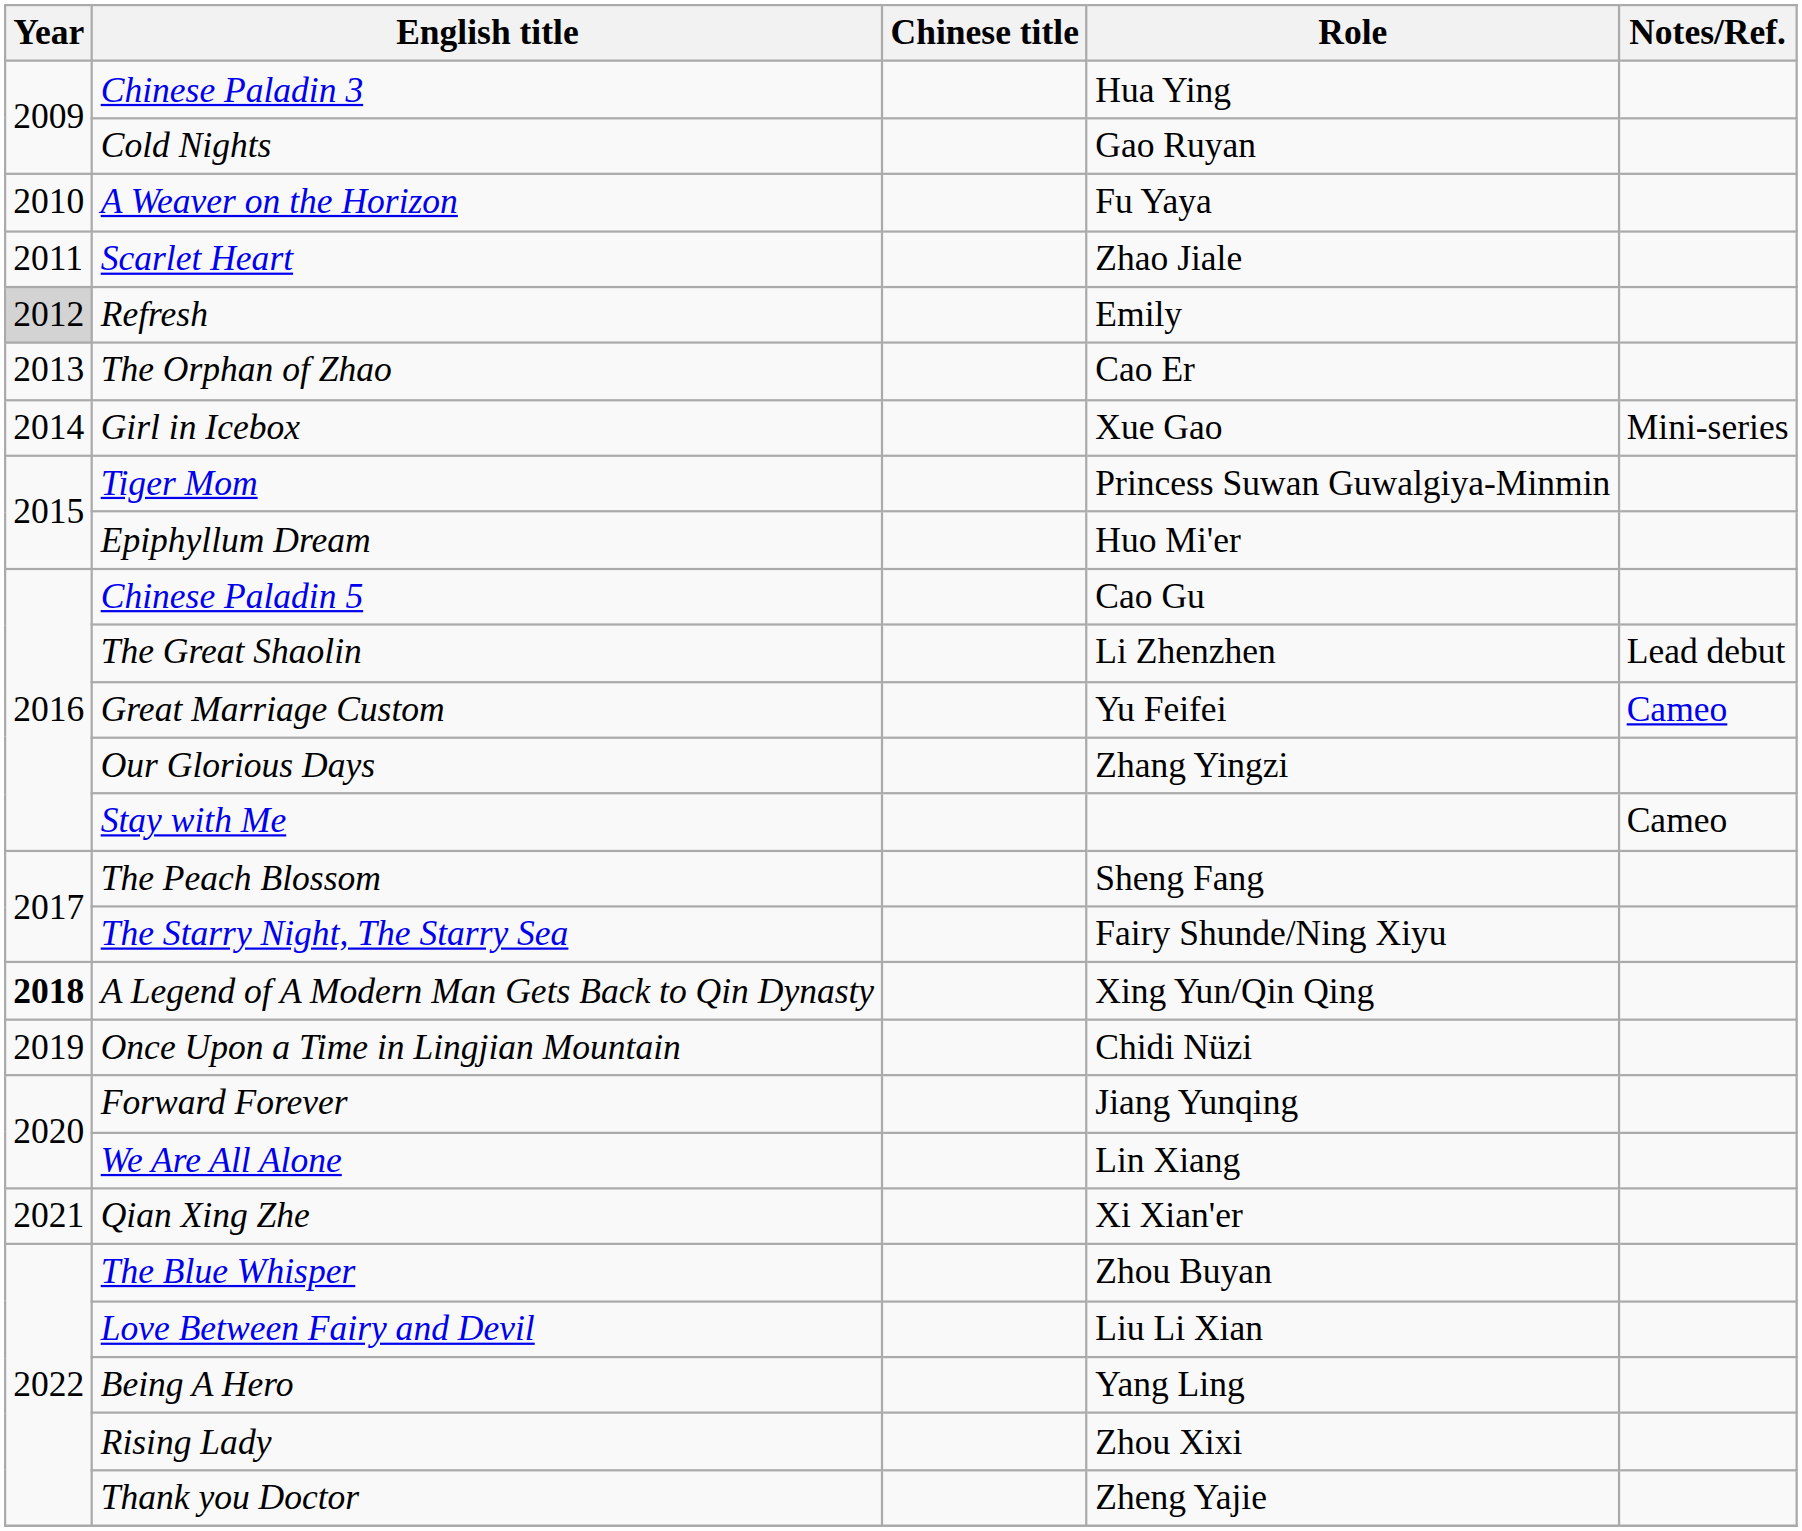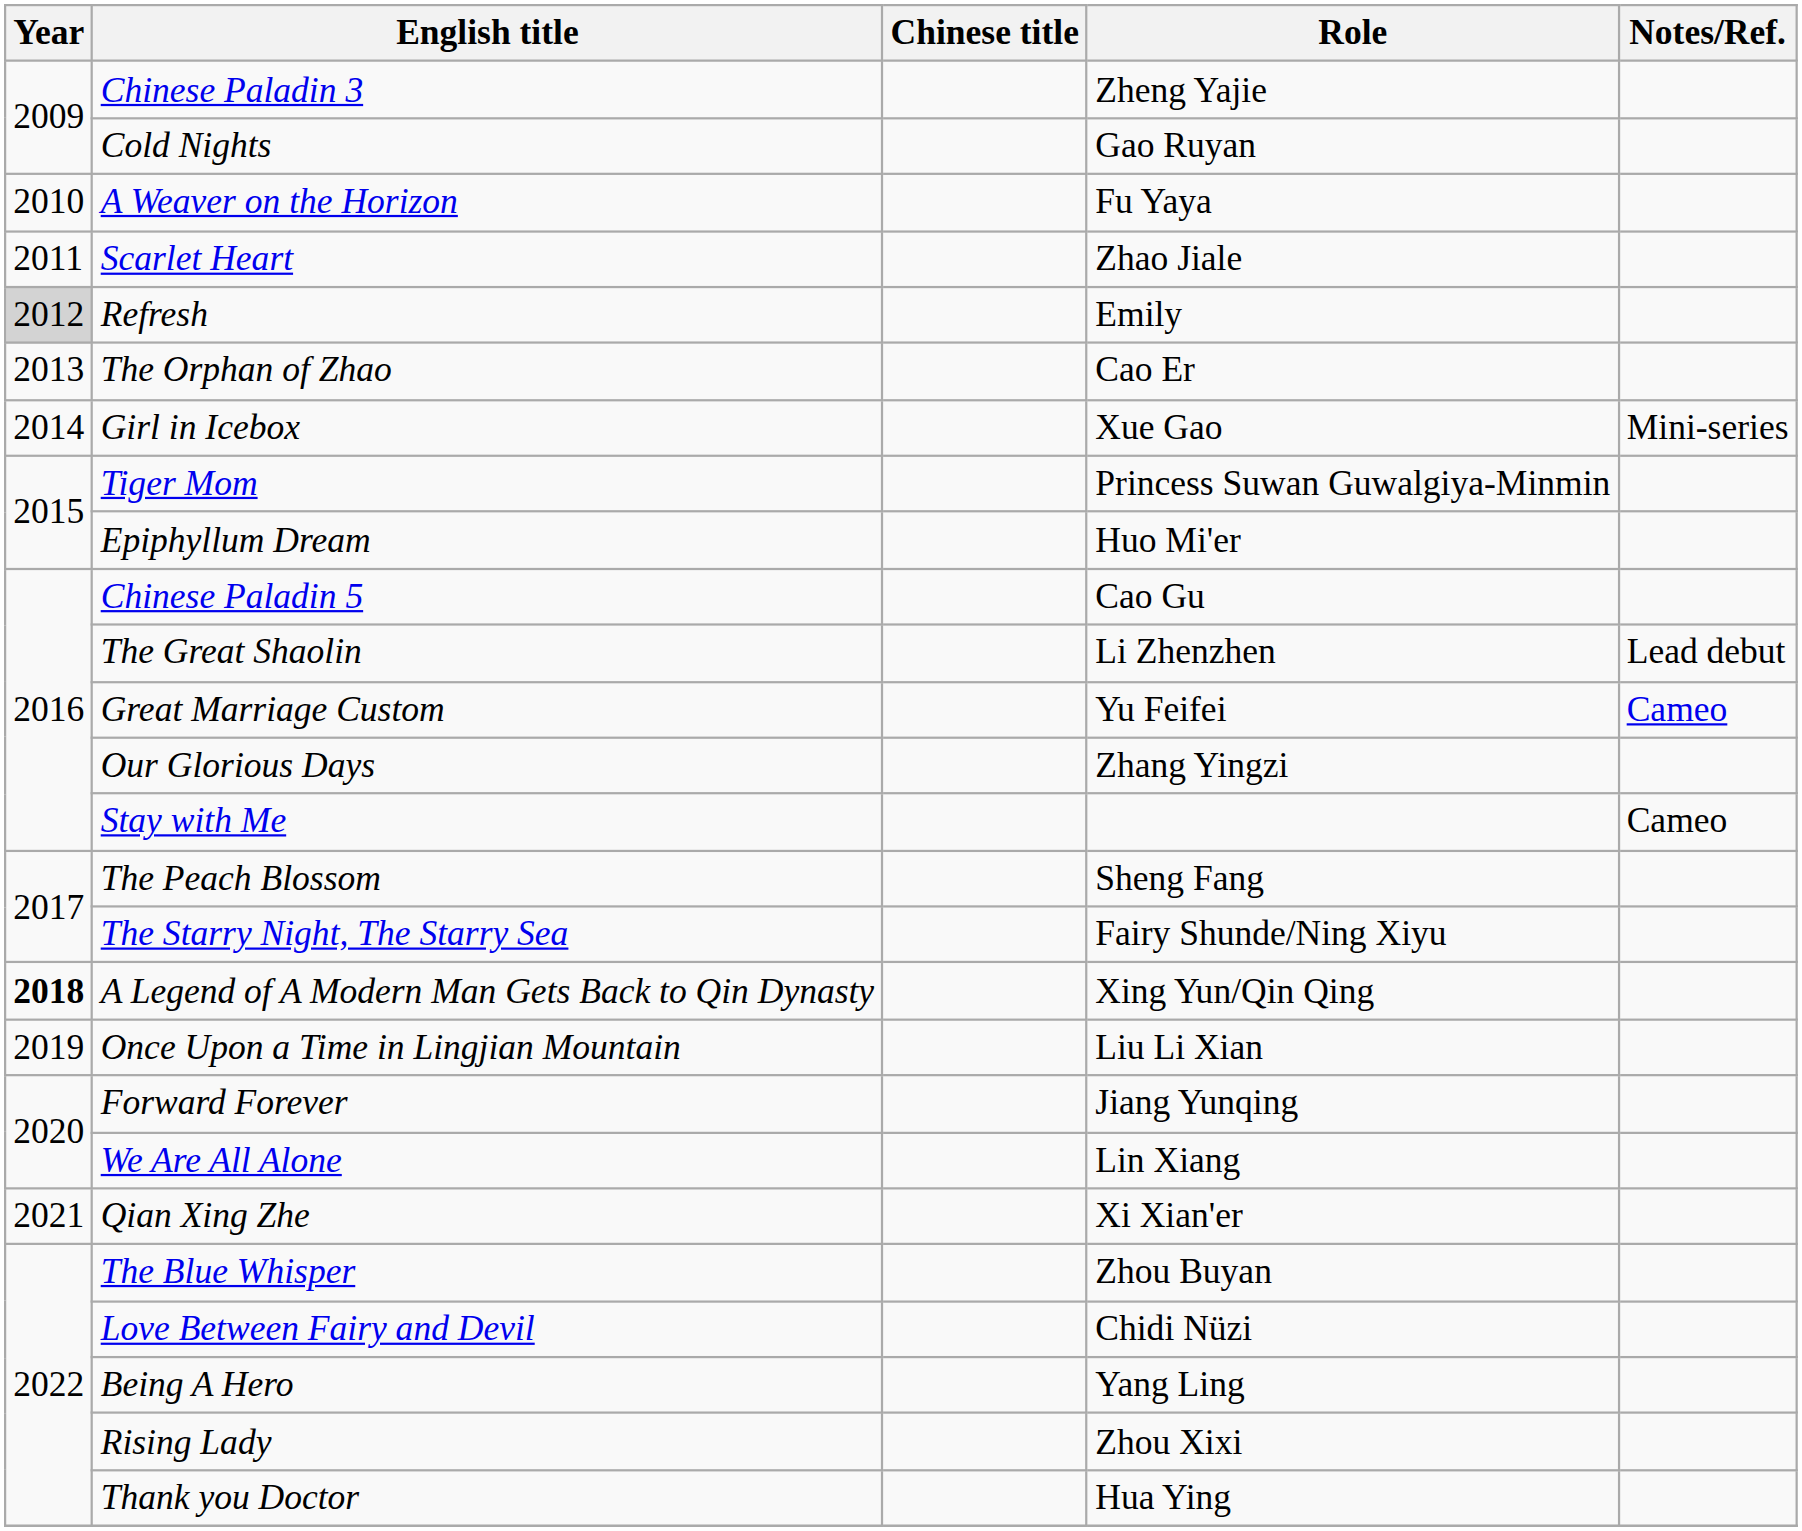(1163, 88) Hua Ying -> (1181, 88) Zheng Yajie
(1174, 1046) Chidi Nüzi -> (1179, 1046) Liu Li Xian
(1179, 1328) Liu Li Xian -> (1174, 1328) Chidi Nüzi
(1181, 1497) Zheng Yajie -> (1163, 1497) Hua Ying
